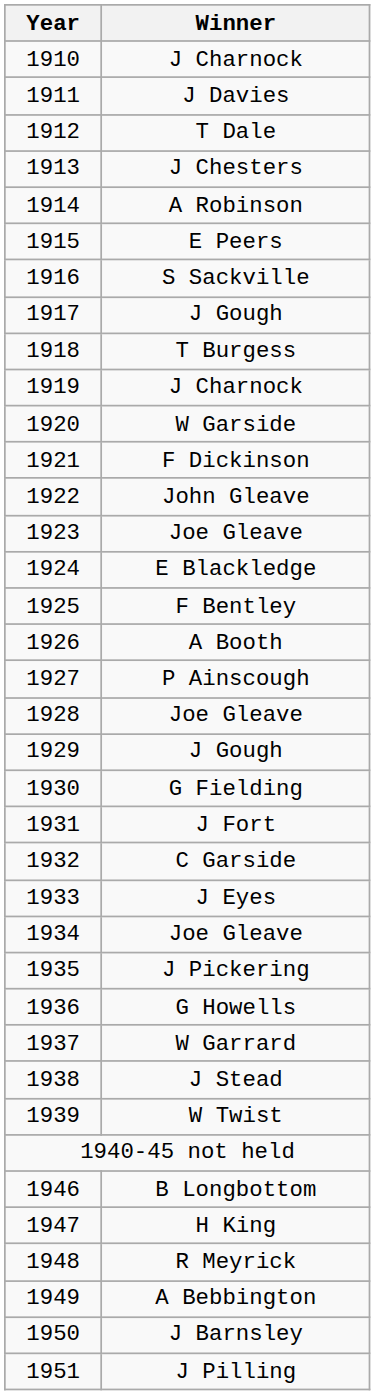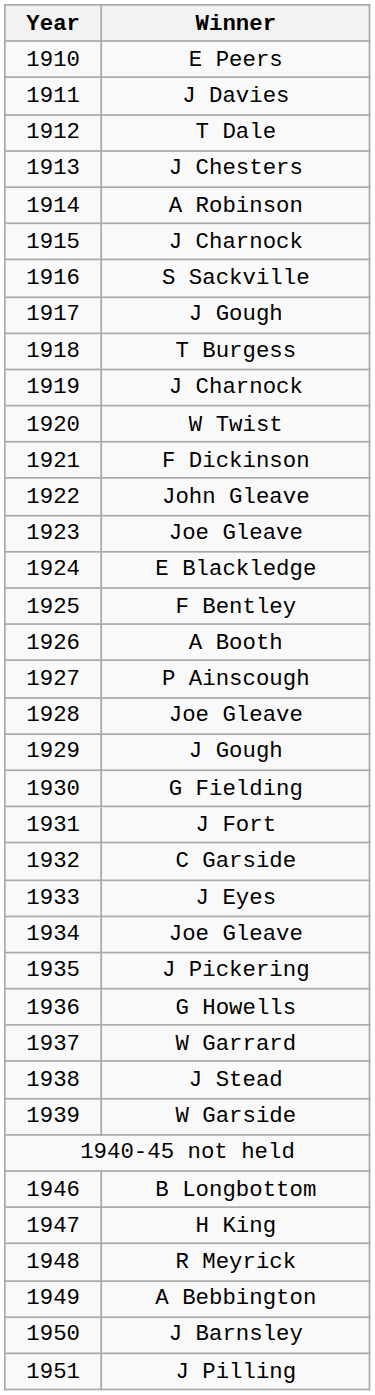(236, 60) J Charnock -> (236, 60) E Peers
(236, 242) E Peers -> (236, 242) J Charnock
(236, 424) W Garside -> (236, 424) W Twist
(236, 1116) W Twist -> (236, 1116) W Garside
